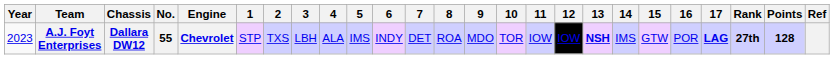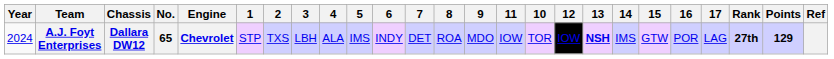columns swapped: (511, 14) <-> (540, 14)
(20, 38) 2023 -> (20, 38) 2024
(166, 38) 55 -> (166, 38) 65
(716, 38) bold -> (715, 38) normal
(785, 38) 128 -> (783, 38) 129
